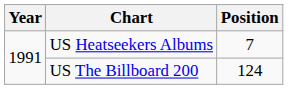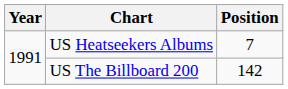(250, 71) 124 -> (250, 71) 142
